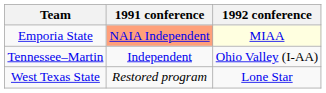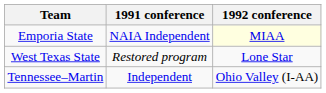(160, 35) lightsalmon background -> (160, 35) no background
rows swapped: (55, 56) <-> (55, 77)
